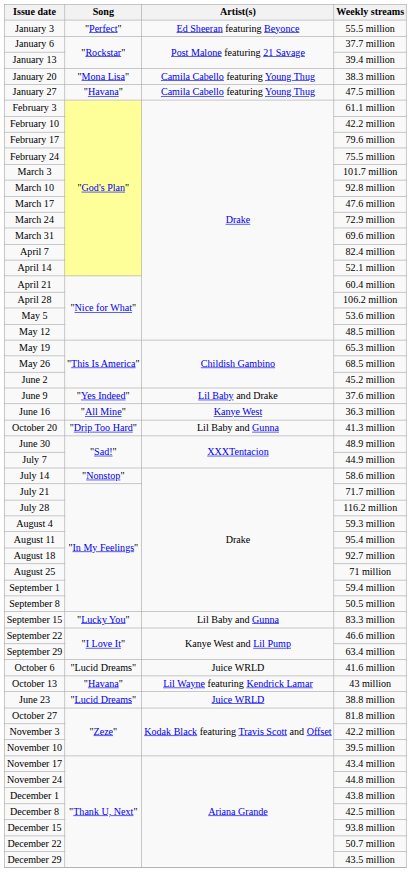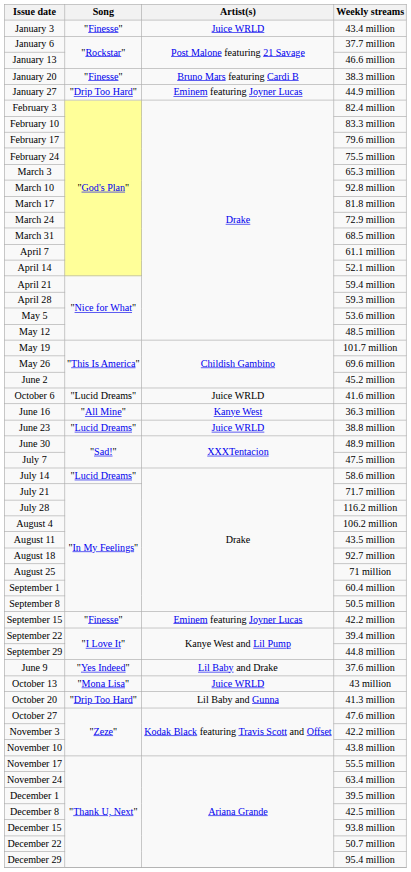(103, 28) "Perfect" -> (103, 28) "Finesse"
(238, 28) Ed Sheeran featuring Beyonce -> (238, 28) Juice WRLD
(370, 28) 55.5 million -> (370, 28) 43.4 million
(370, 60) 39.4 million -> (370, 60) 46.6 million
(103, 76) "Mona Lisa" -> (103, 76) "Finesse"
(238, 76) Camila Cabello featuring Young Thug -> (238, 76) Bruno Mars featuring Cardi B
(103, 92) "Havana" -> (103, 92) "Drip Too Hard"
(238, 92) Camila Cabello featuring Young Thug -> (238, 92) Eminem featuring Joyner Lucas
(370, 92) 47.5 million -> (370, 92) 44.9 million
(370, 108) 61.1 million -> (370, 108) 82.4 million
(370, 124) 42.2 million -> (370, 124) 83.3 million
(370, 172) 101.7 million -> (370, 172) 65.3 million
(370, 204) 47.6 million -> (370, 204) 81.8 million
(370, 236) 69.6 million -> (370, 236) 68.5 million
(370, 252) 82.4 million -> (370, 252) 61.1 million
(370, 284) 60.4 million -> (370, 284) 59.4 million
(370, 300) 106.2 million -> (370, 300) 59.3 million
(370, 348) 65.3 million -> (370, 348) 101.7 million
(370, 364) 68.5 million -> (370, 364) 69.6 million
rows swapped: (34, 396) <-> (34, 667)
rows swapped: (34, 699) <-> (34, 428)
(370, 460) 44.9 million -> (370, 460) 47.5 million
(103, 476) "Nonstop" -> (103, 476) "Lucid Dreams"
(370, 524) 59.3 million -> (370, 524) 106.2 million
(370, 540) 95.4 million -> (370, 540) 43.5 million
(370, 587) 59.4 million -> (370, 587) 60.4 million
(103, 619) "Lucky You" -> (103, 619) "Finesse"
(238, 619) Lil Baby and Gunna -> (238, 619) Eminem featuring Joyner Lucas
(370, 619) 83.3 million -> (370, 619) 42.2 million
(370, 635) 46.6 million -> (370, 635) 39.4 million
(370, 651) 63.4 million -> (370, 651) 44.8 million
(103, 683) "Havana" -> (103, 683) "Mona Lisa"
(238, 683) Lil Wayne featuring Kendrick Lamar -> (238, 683) Juice WRLD
(370, 715) 81.8 million -> (370, 715) 47.6 million
(370, 747) 39.5 million -> (370, 747) 43.8 million
(370, 763) 43.4 million -> (370, 763) 55.5 million
(370, 779) 44.8 million -> (370, 779) 63.4 million
(370, 795) 43.8 million -> (370, 795) 39.5 million
(370, 859) 43.5 million -> (370, 859) 95.4 million
